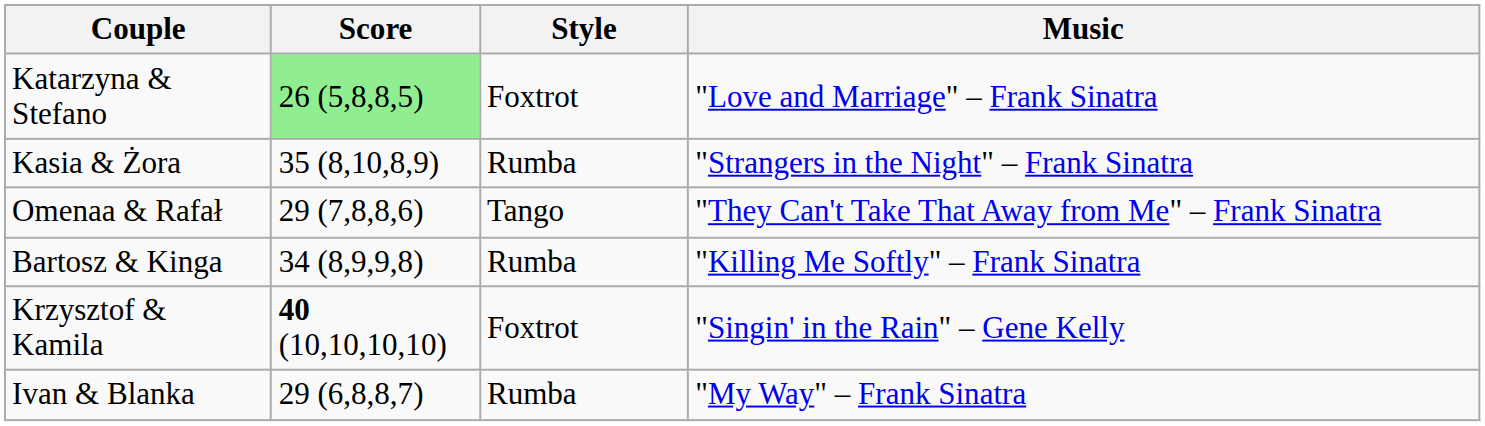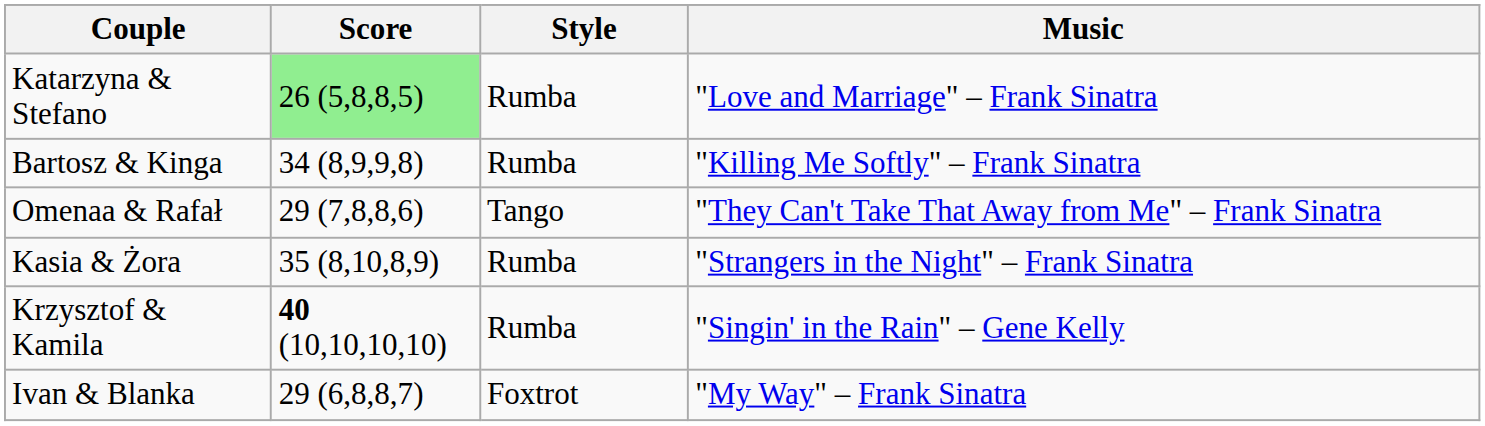(533, 95) Foxtrot -> (532, 95) Rumba
rows swapped: (117, 260) <-> (97, 162)
(533, 327) Foxtrot -> (532, 327) Rumba
(532, 394) Rumba -> (533, 394) Foxtrot
